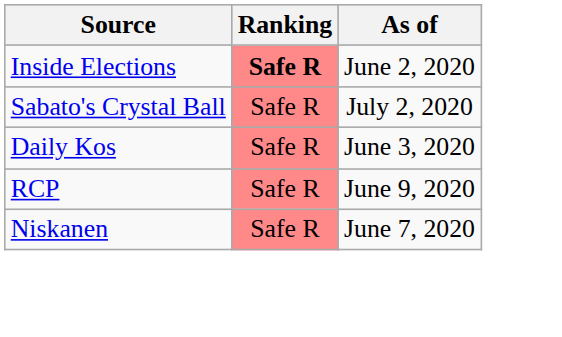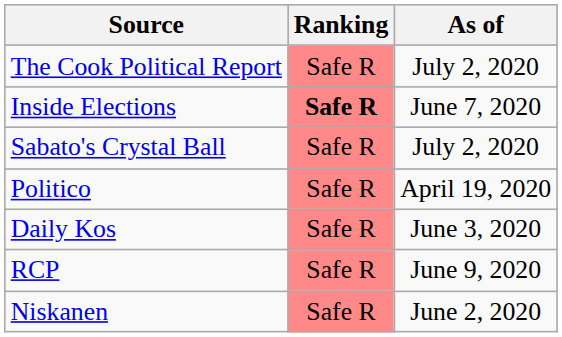+ row: (146, 65)
(409, 65) June 2, 2020 -> (476, 106) June 7, 2020
+ row: (51, 188)
(409, 229) June 7, 2020 -> (476, 310) June 2, 2020
